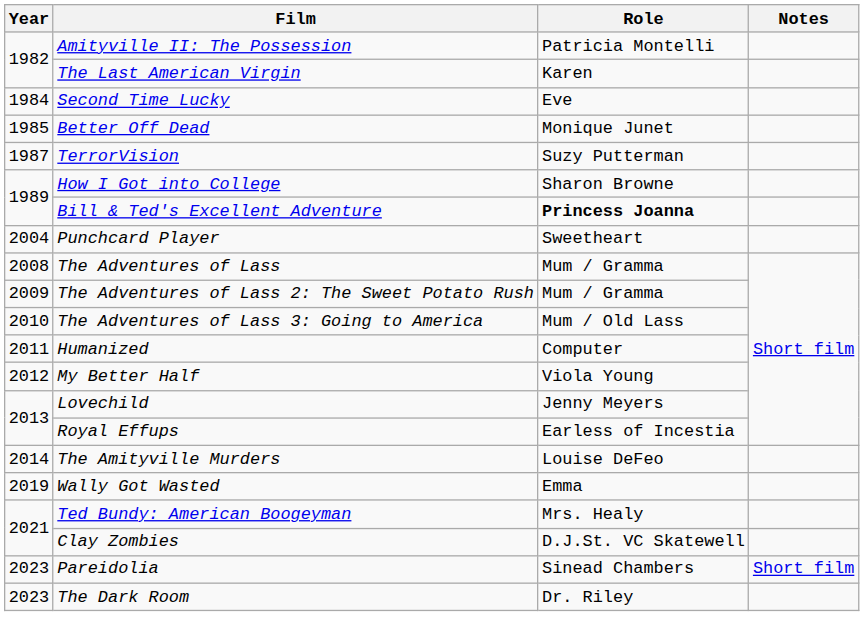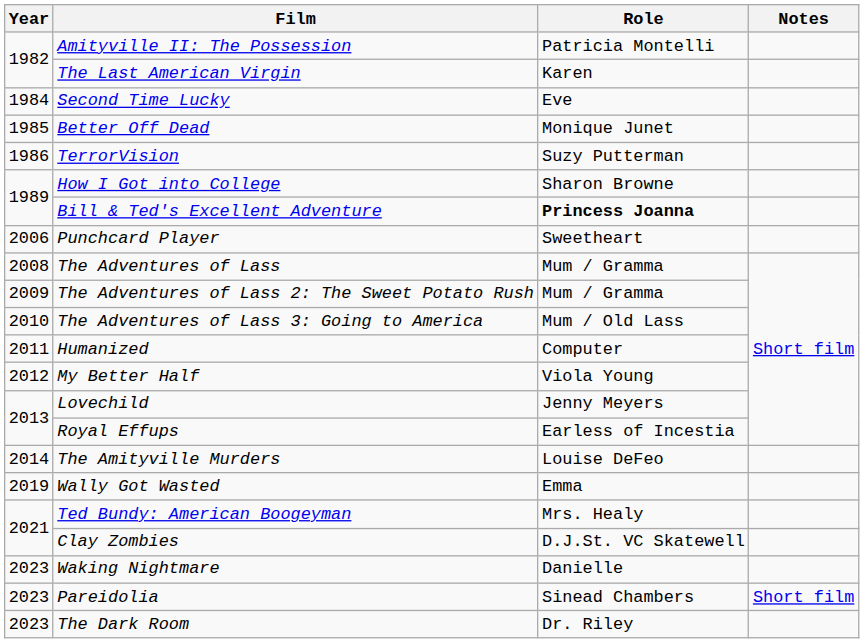(29, 156) 1987 -> (29, 156) 1986
(29, 239) 2004 -> (29, 239) 2006
+ row: (138, 569)
